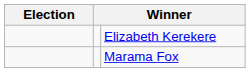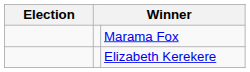rows swapped: (141, 57) <-> (160, 36)
